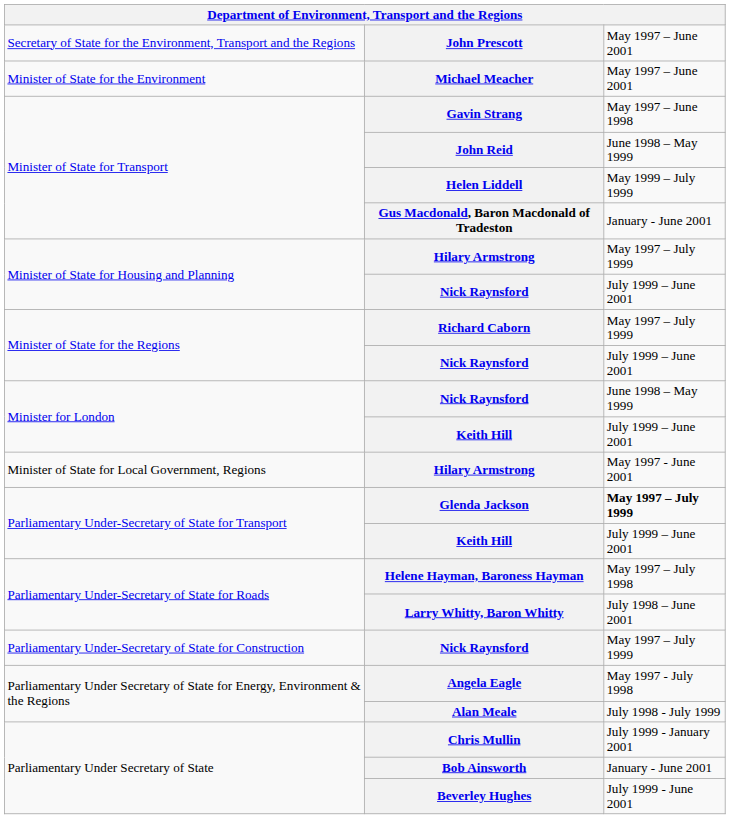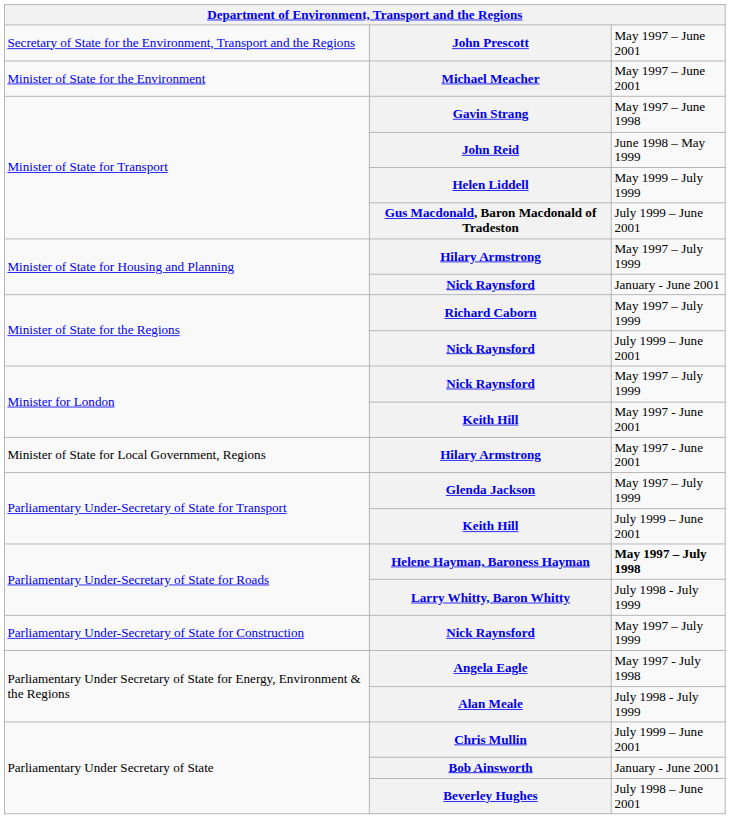(659, 220) January - June 2001 -> (659, 220) July 1999 – June 2001
(651, 292) July 1999 – June 2001 -> (667, 284) January - June 2001
(652, 398) June 1998 – May 1999 -> (659, 384) May 1997 – July 1999
(651, 434) July 1999 – June 2001 -> (659, 419) May 1997 - June 2001
(653, 505) bold -> (659, 490) normal
(651, 576) normal -> (661, 561) bold
(651, 612) July 1998 – June 2001 -> (657, 597) July 1998 - July 1999
(658, 739) July 1999 - January 2001 -> (659, 739) July 1999 – June 2001
(650, 796) July 1999 - June 2001 -> (659, 796) July 1998 – June 2001
